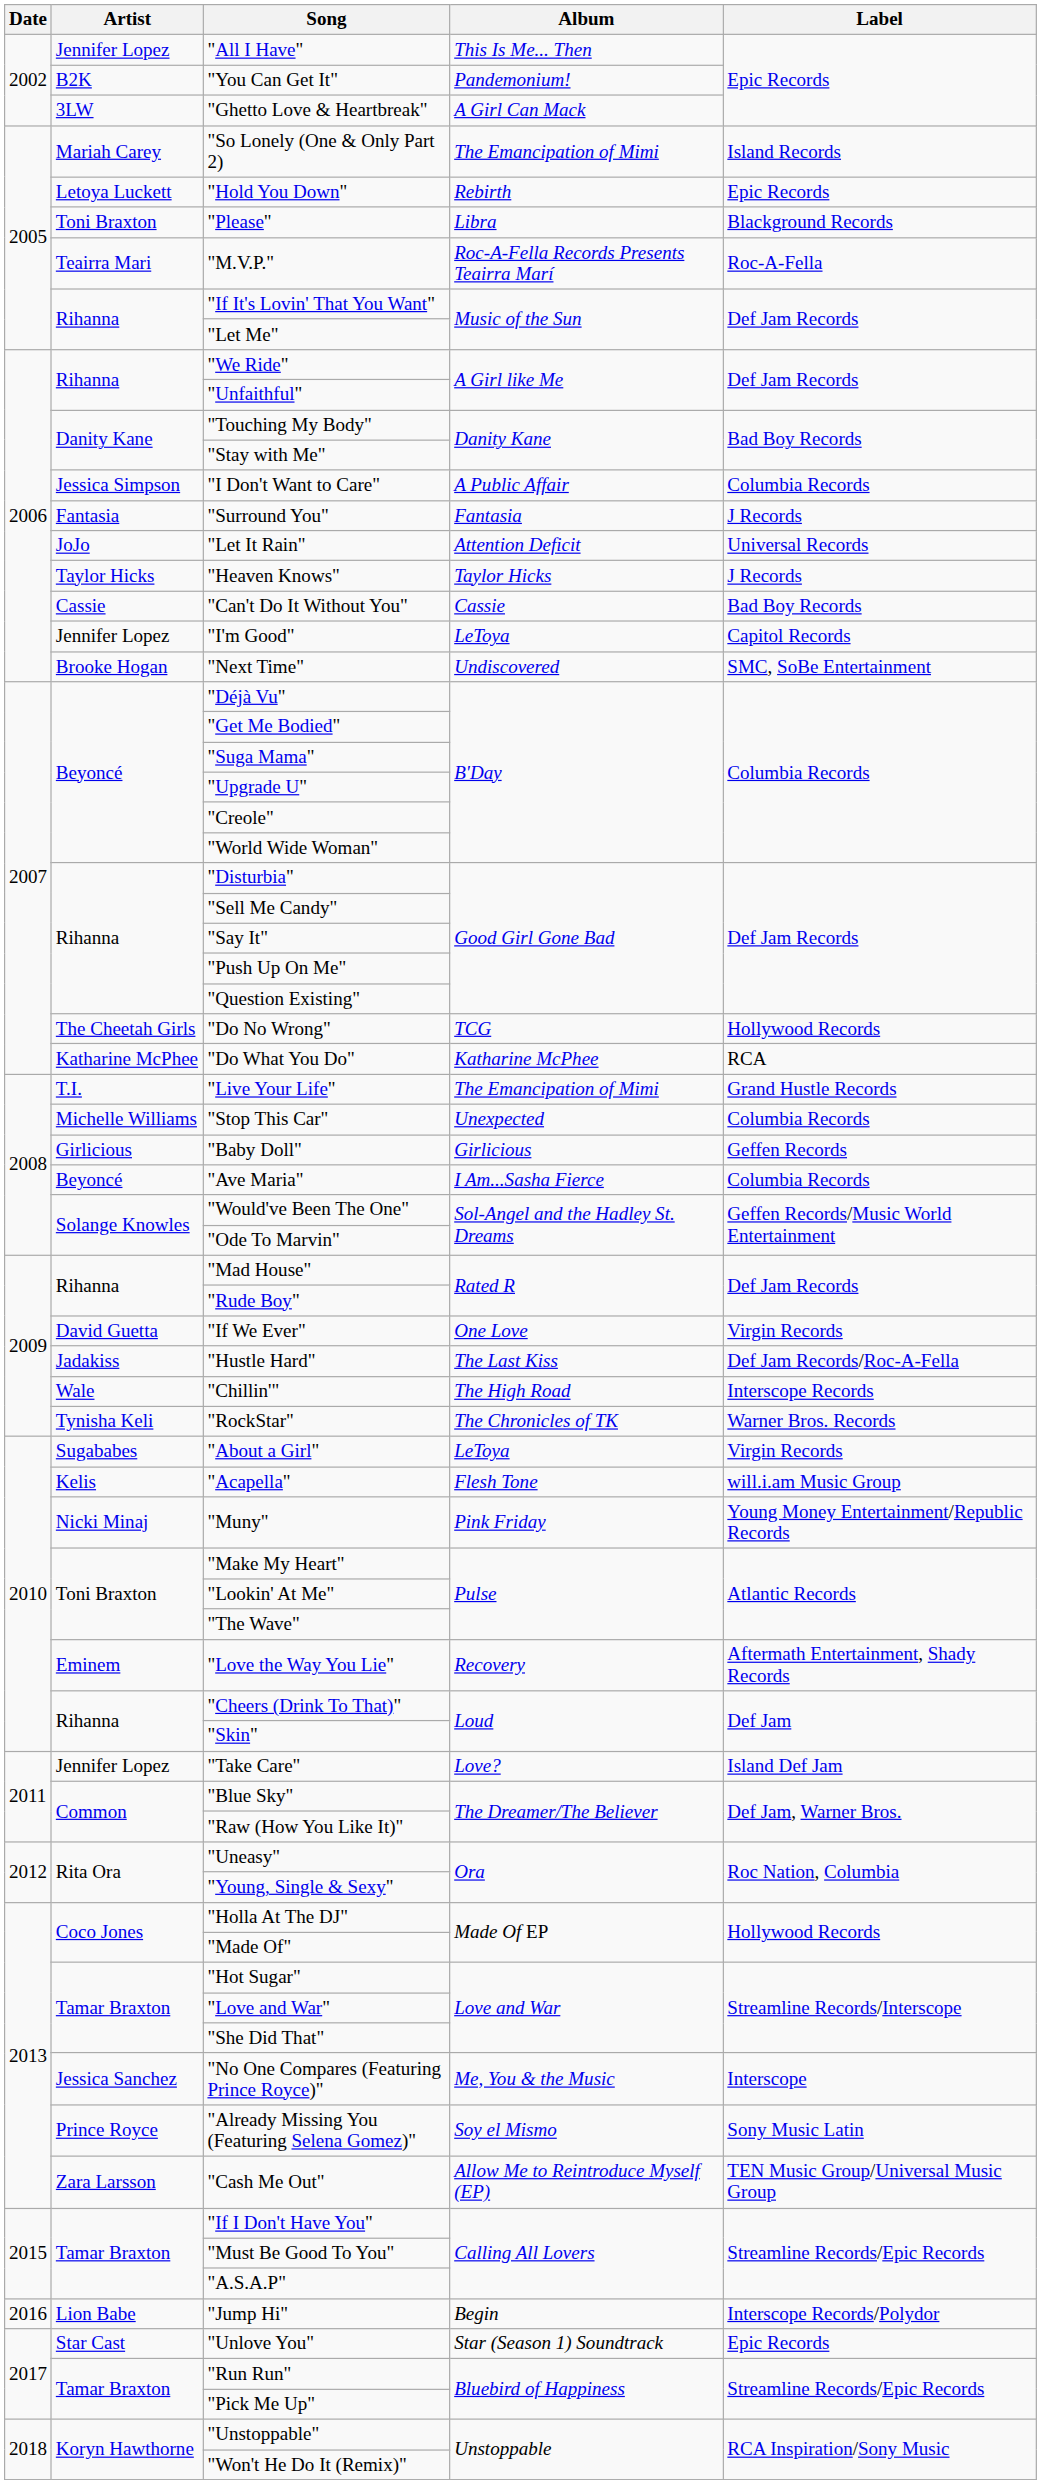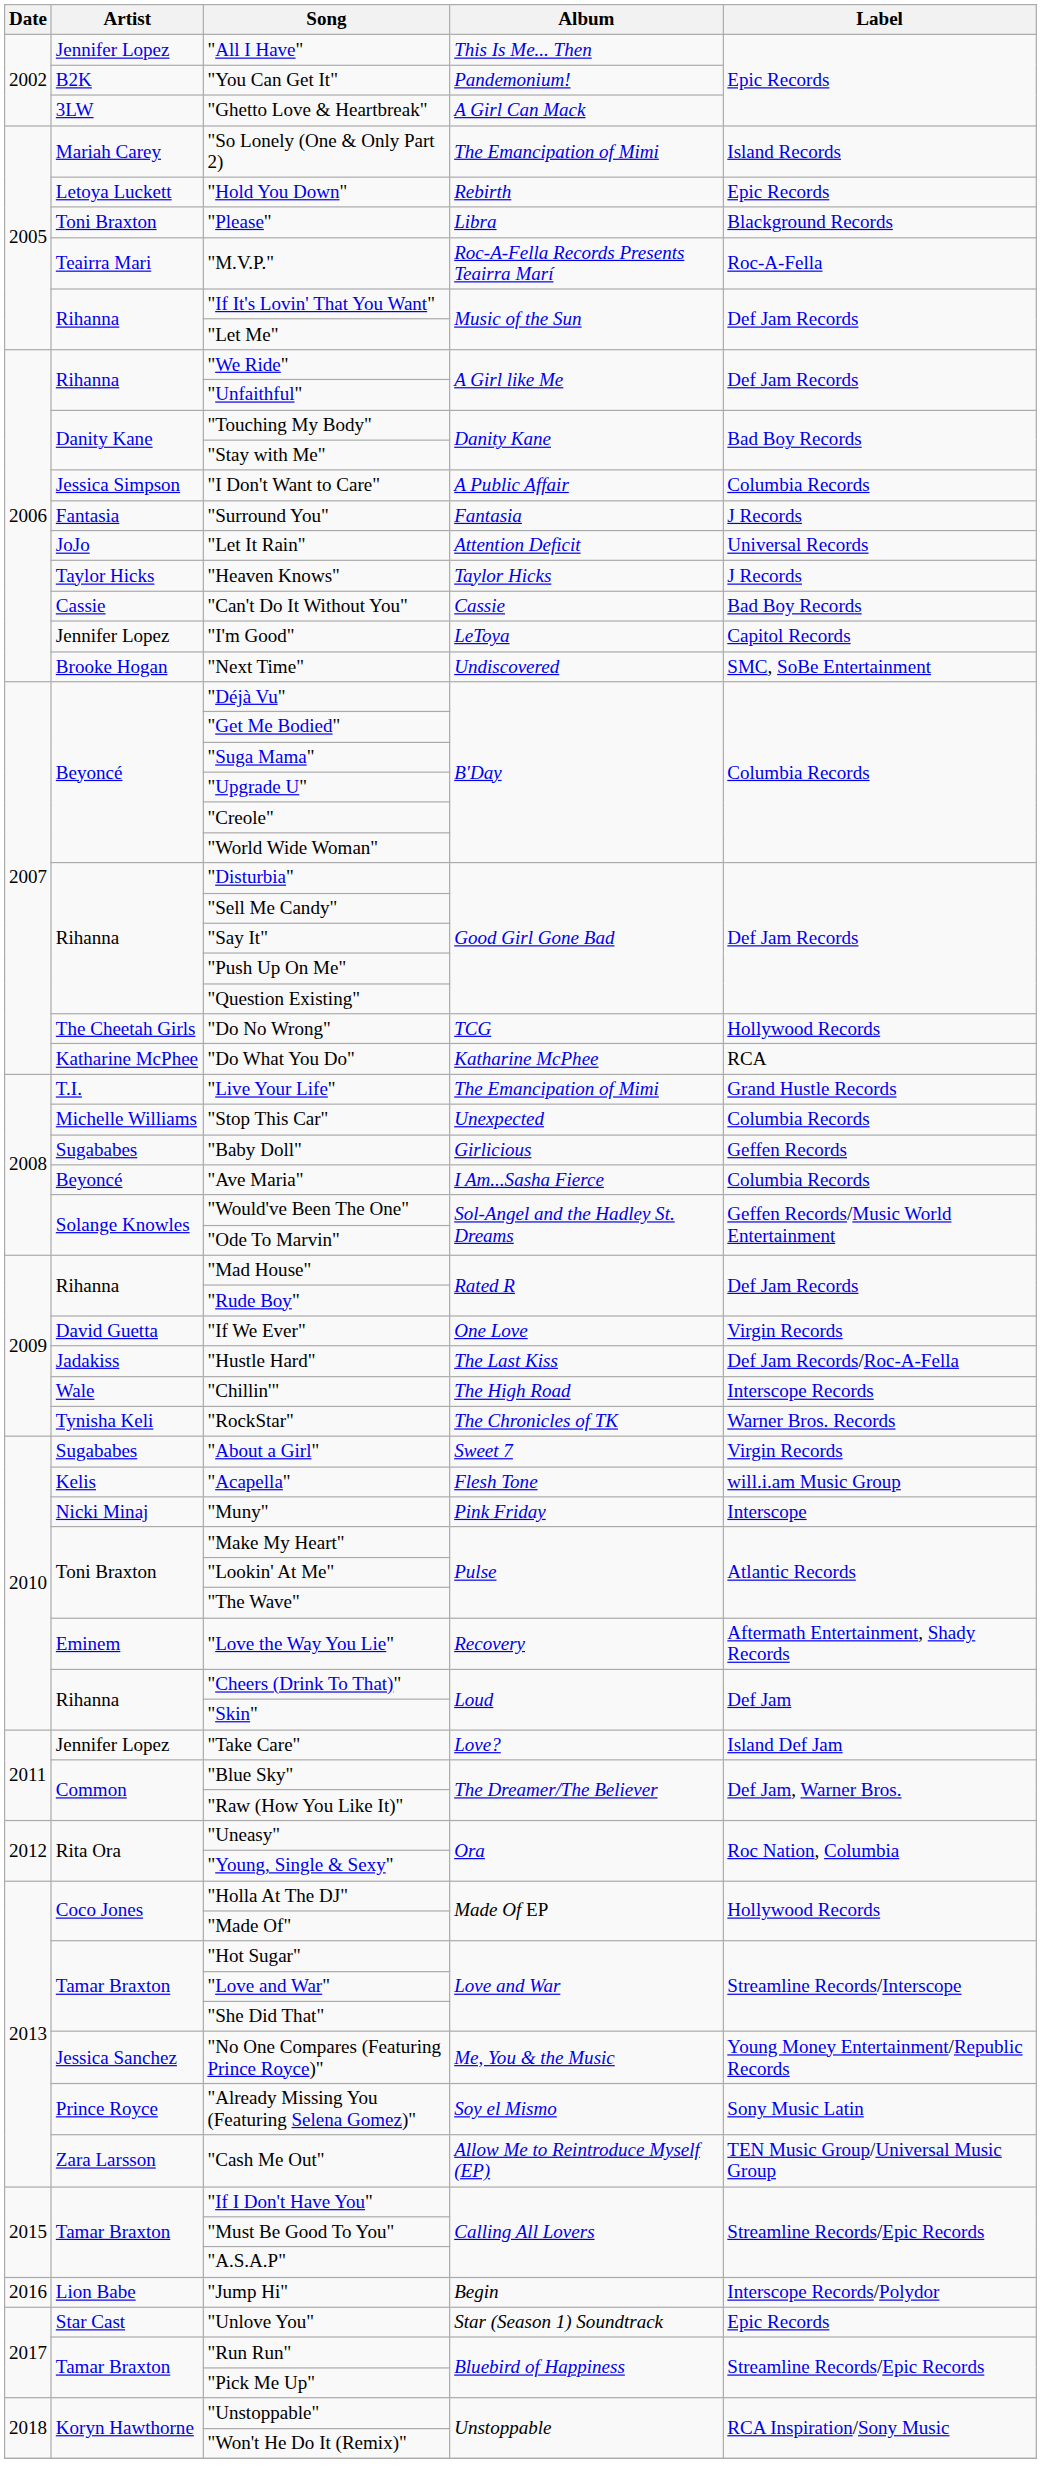(94, 1149) Girlicious -> (97, 1149) Sugababes
(482, 1451) LeToya -> (484, 1451) Sweet 7
(875, 1522) Young Money Entertainment/Republic Records -> (767, 1511) Interscope
(767, 2078) Interscope -> (875, 2057) Young Money Entertainment/Republic Records
